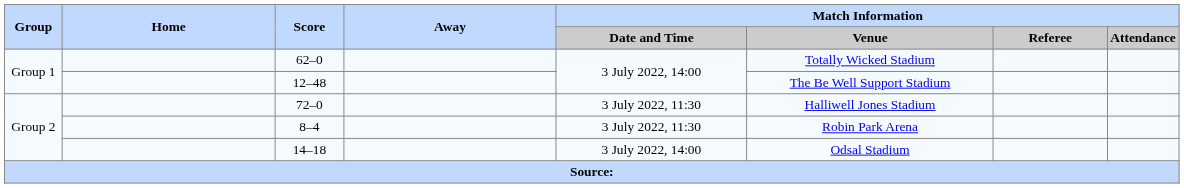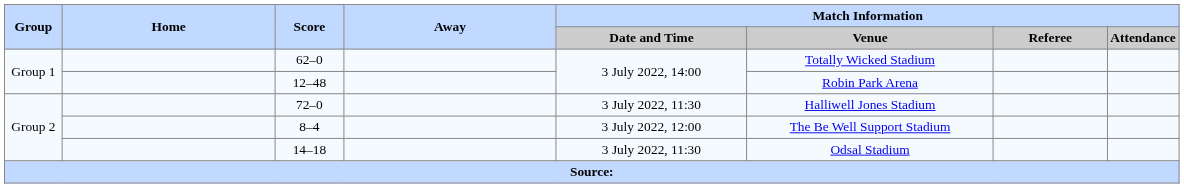(870, 82) The Be Well Support Stadium -> (870, 82) Robin Park Arena
(651, 127) 3 July 2022, 11:30 -> (651, 127) 3 July 2022, 12:00
(870, 127) Robin Park Arena -> (870, 127) The Be Well Support Stadium
(651, 149) 3 July 2022, 14:00 -> (651, 149) 3 July 2022, 11:30
